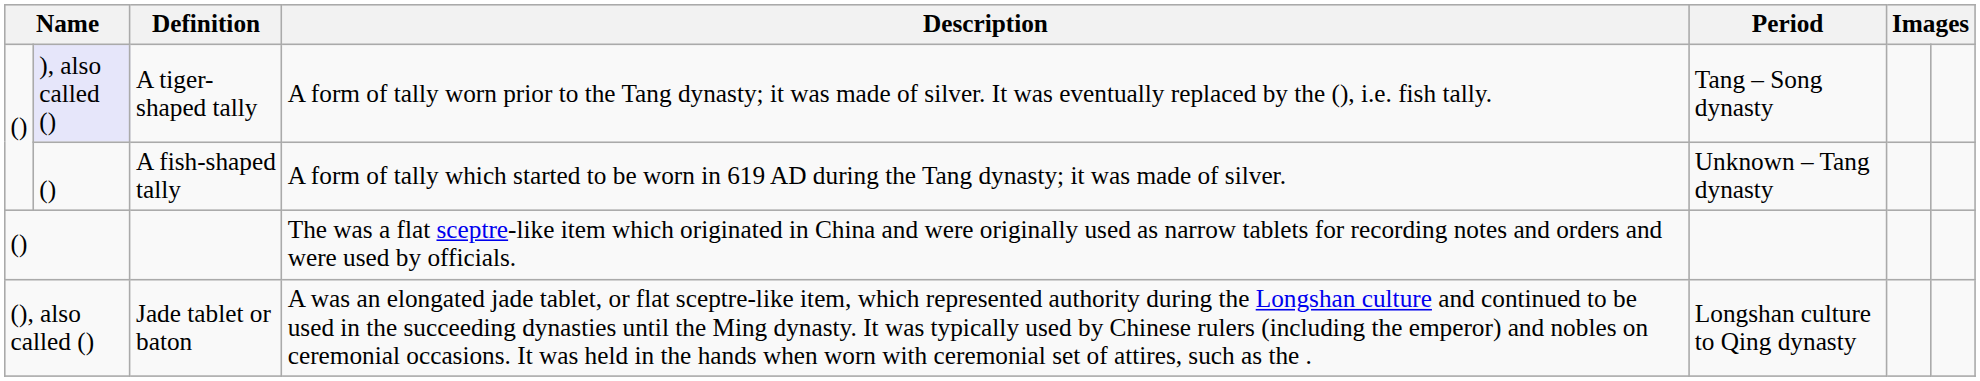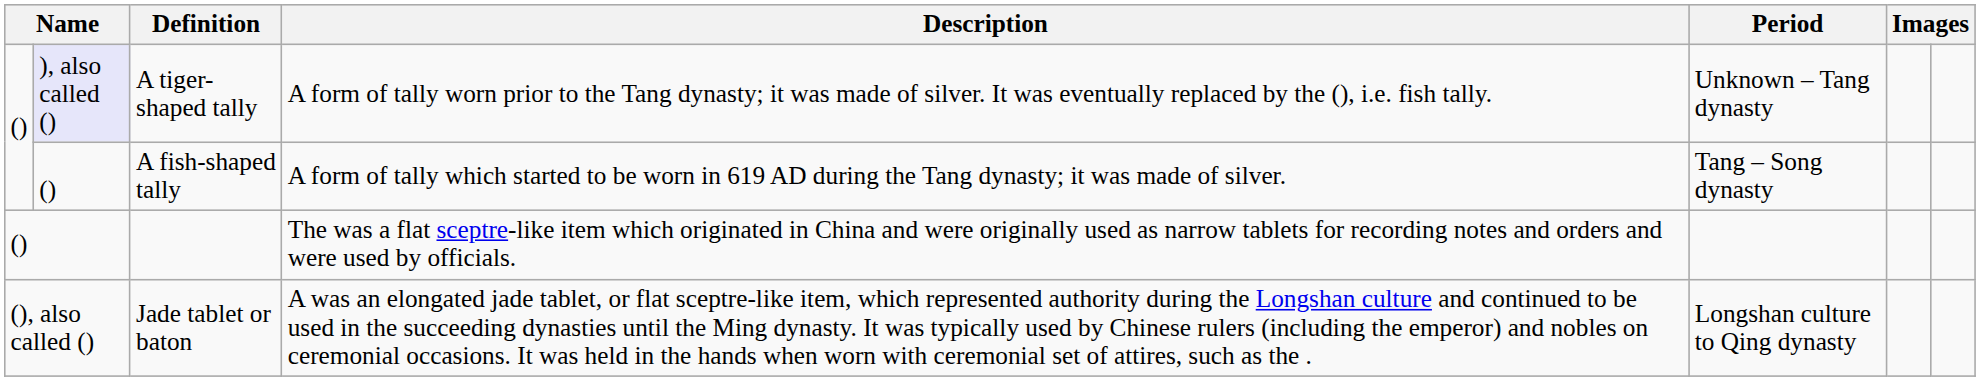(1759, 93) Tang – Song dynasty -> (1782, 93) Unknown – Tang dynasty
(1782, 175) Unknown – Tang dynasty -> (1759, 175) Tang – Song dynasty
